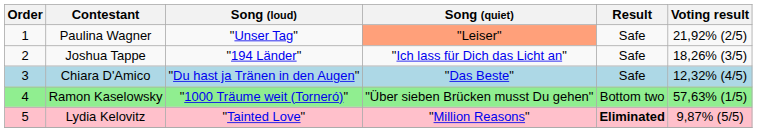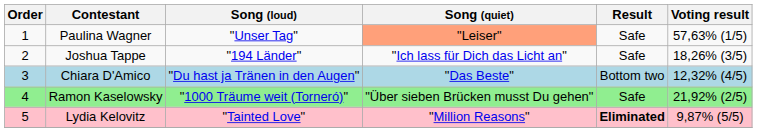(710, 35) 21,92% (2/5) -> (710, 35) 57,63% (1/5)
(632, 76) Safe -> (632, 76) Bottom two
(632, 96) Bottom two -> (632, 96) Safe
(710, 96) 57,63% (1/5) -> (710, 96) 21,92% (2/5)
